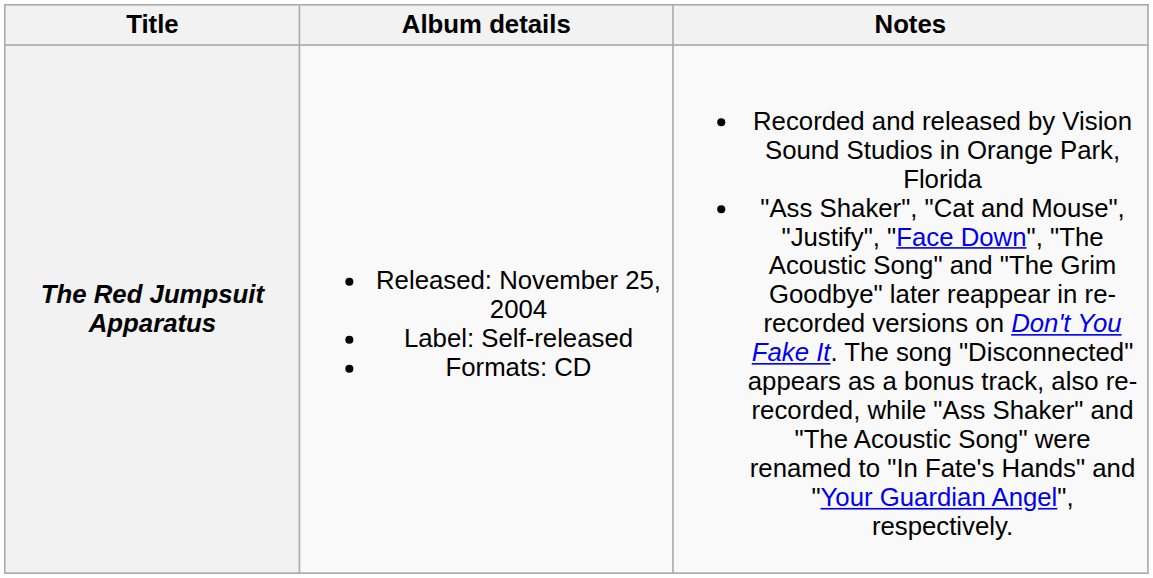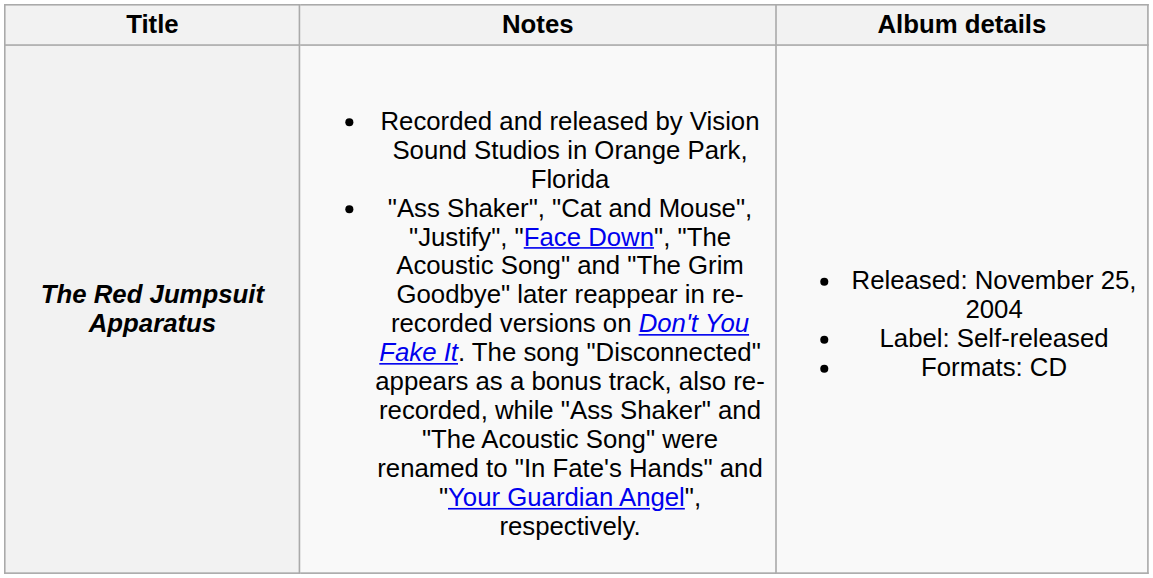columns swapped: (486, 24) <-> (910, 24)
